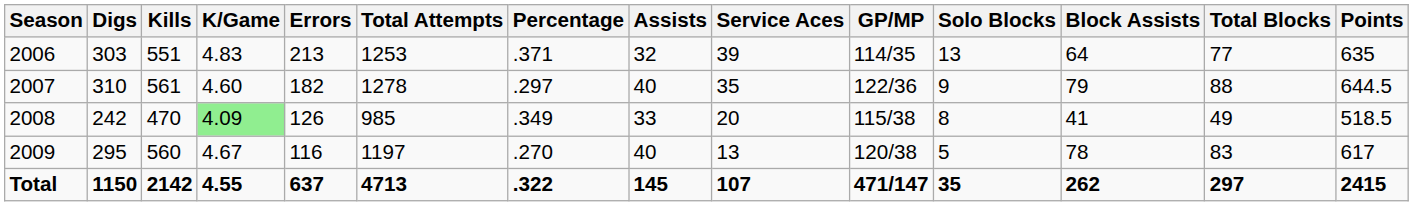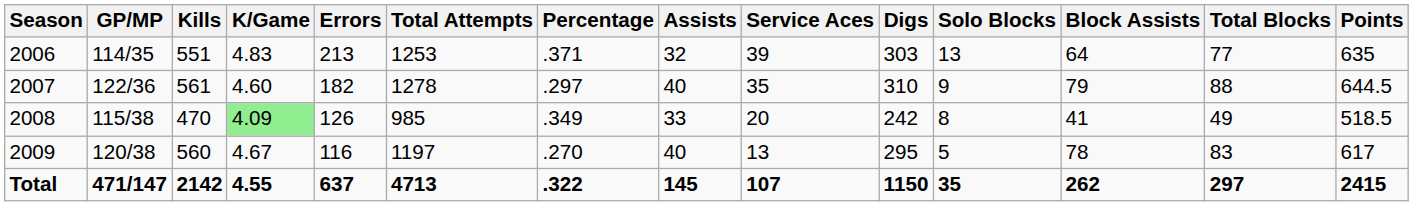columns swapped: (891, 20) <-> (115, 20)
